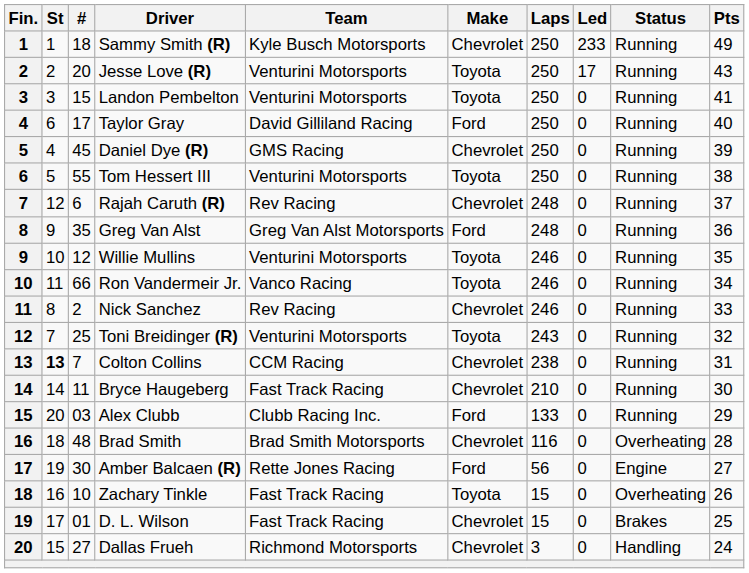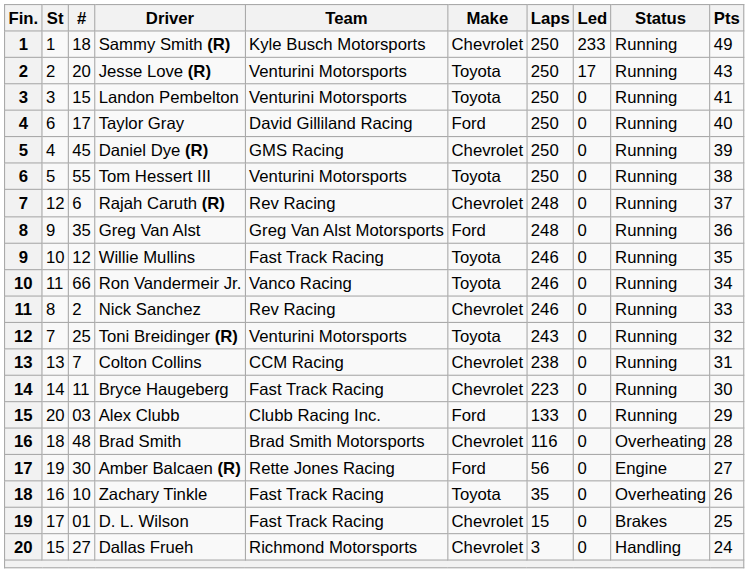(328, 256) Venturini Motorsports -> (316, 256) Fast Track Racing
(55, 362) bold -> (55, 362) normal
(545, 389) 210 -> (545, 389) 223
(540, 494) 15 -> (540, 494) 35
